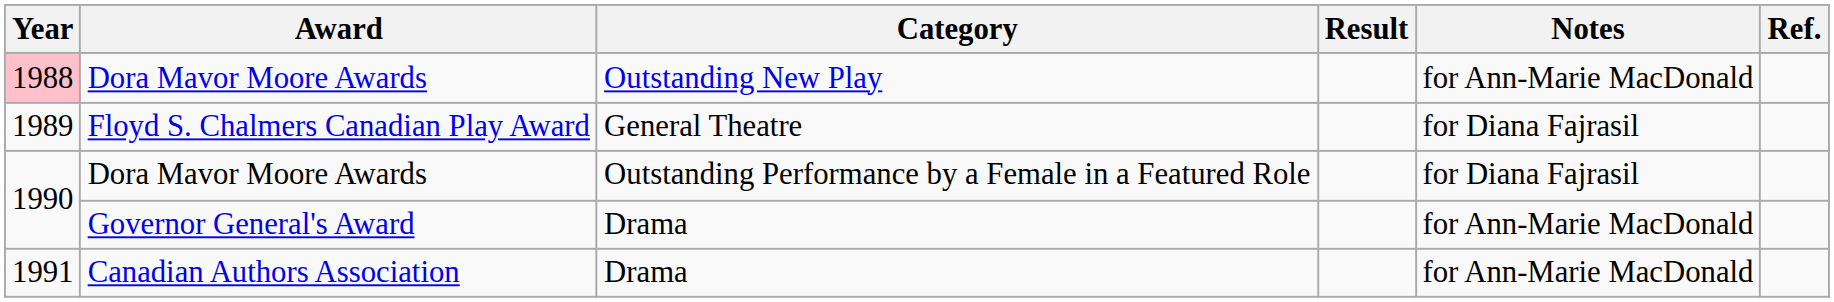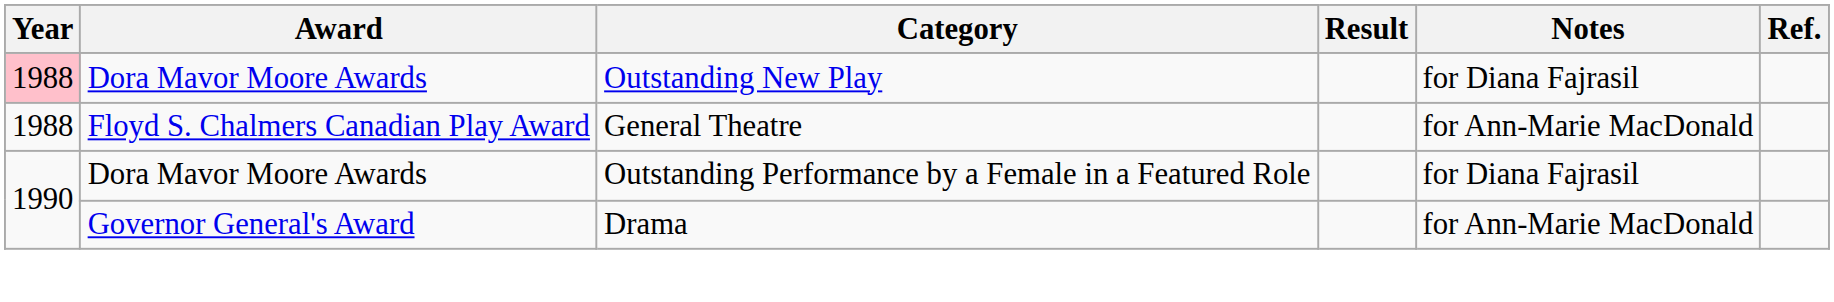(1588, 77) for Ann-Marie MacDonald -> (1531, 77) for Diana Fajrasil
(43, 126) 1989 -> (43, 126) 1988
(1531, 126) for Diana Fajrasil -> (1588, 126) for Ann-Marie MacDonald
- row: (274, 272)
